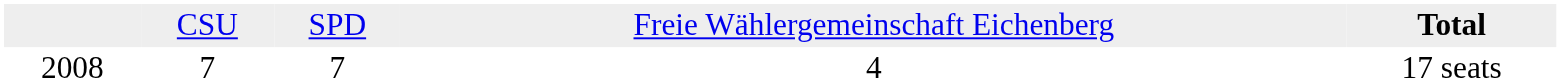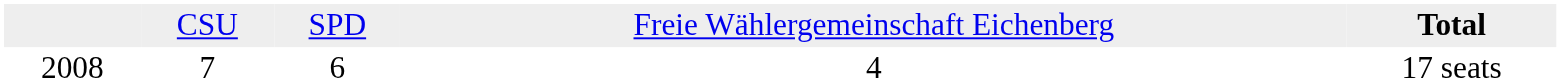(337, 68) 7 -> (337, 68) 6
